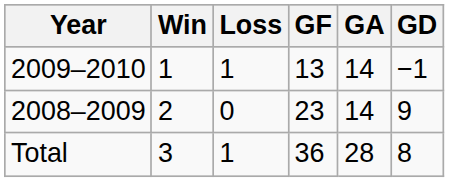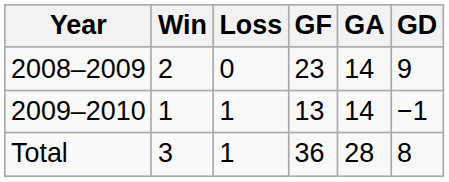rows swapped: (78, 111) <-> (78, 68)
